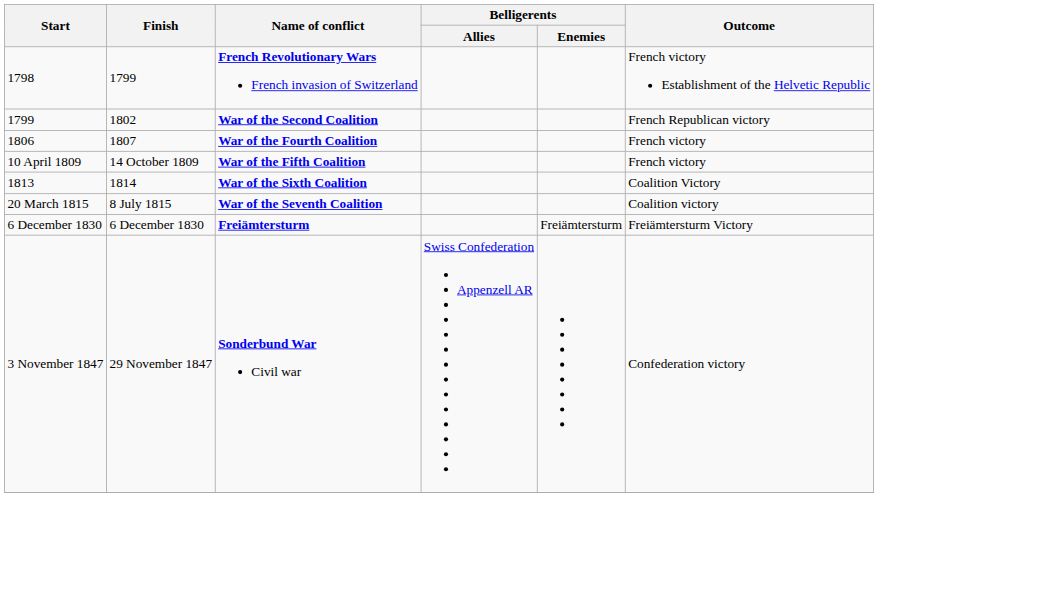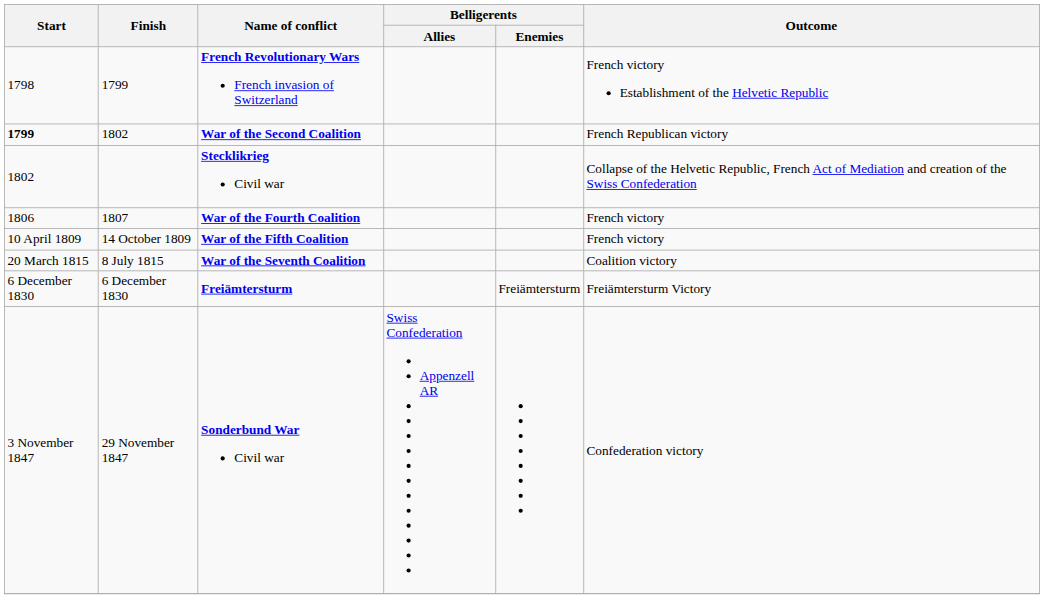(21, 119) normal -> (21, 134) bold
+ row: (291, 170)
- row: (293, 182)
